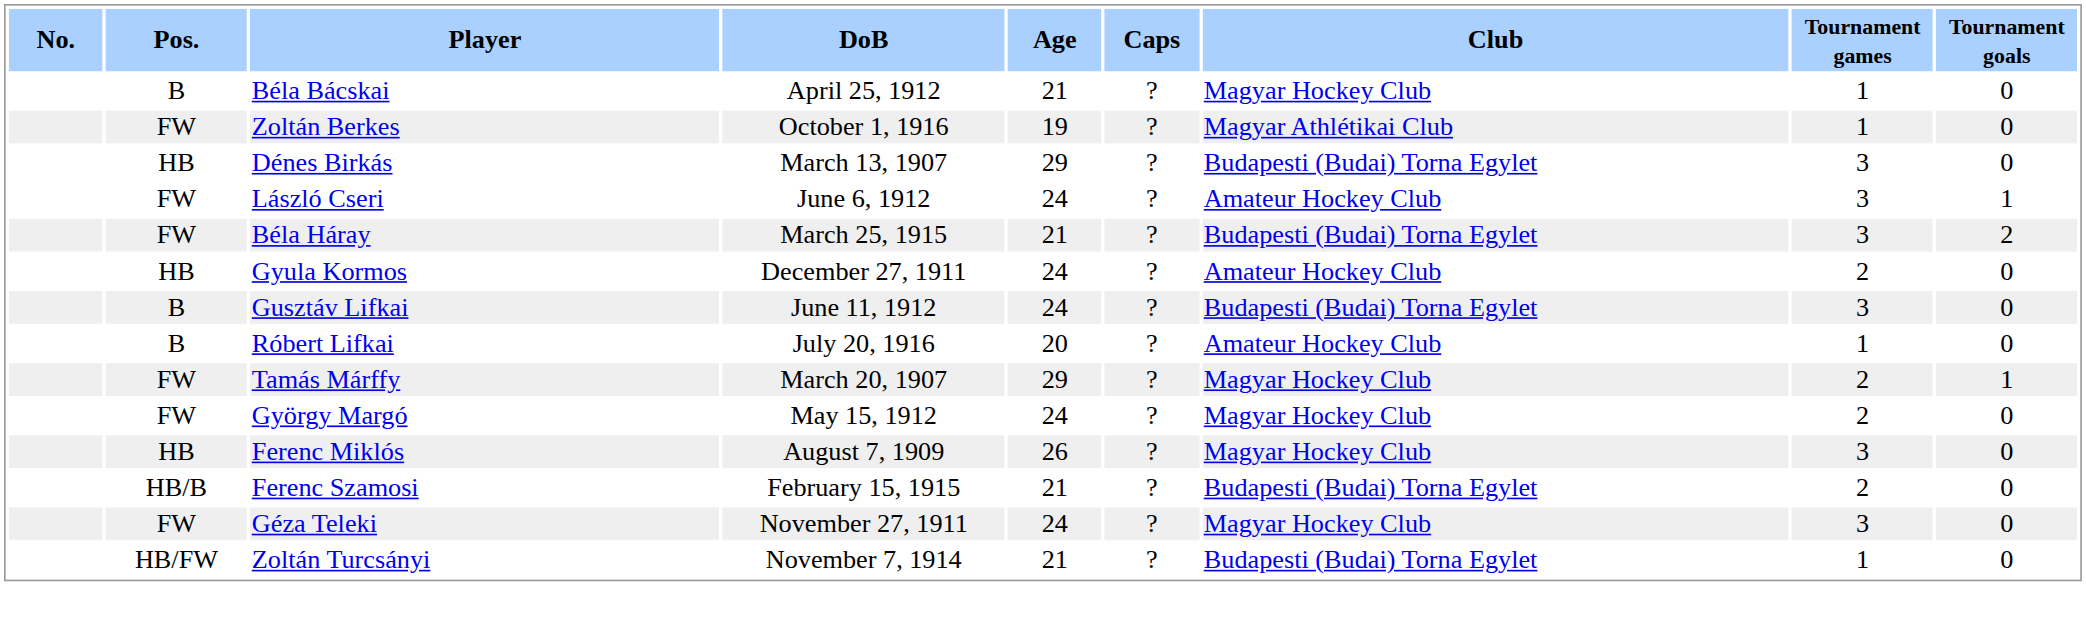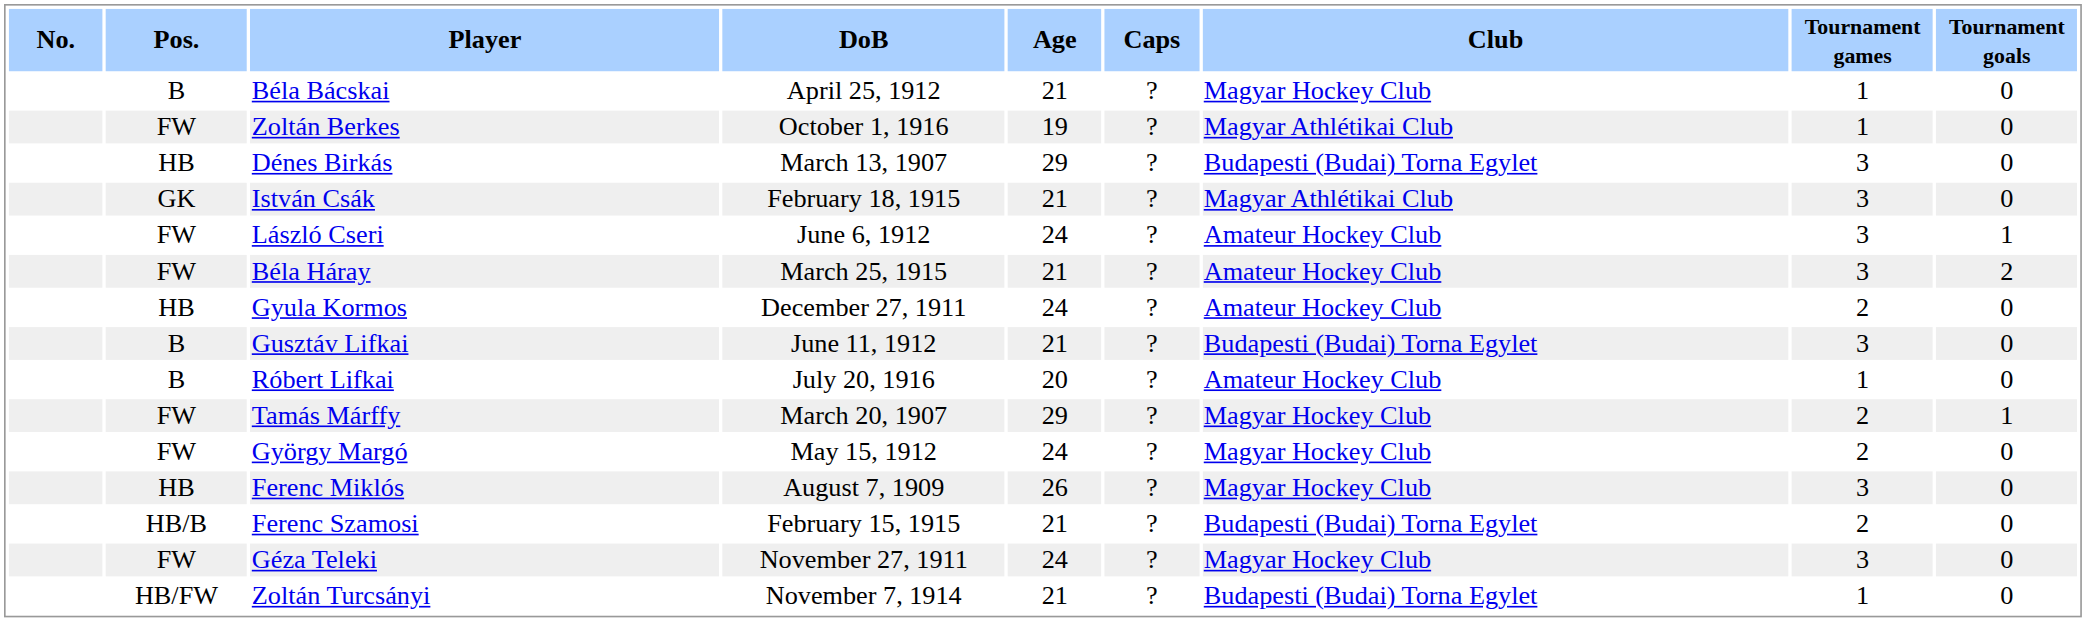+ row: (313, 198)
(1371, 234) Budapesti (Budai) Torna Egylet -> (1323, 270) Amateur Hockey Club
(1055, 307) 24 -> (1055, 343) 21
